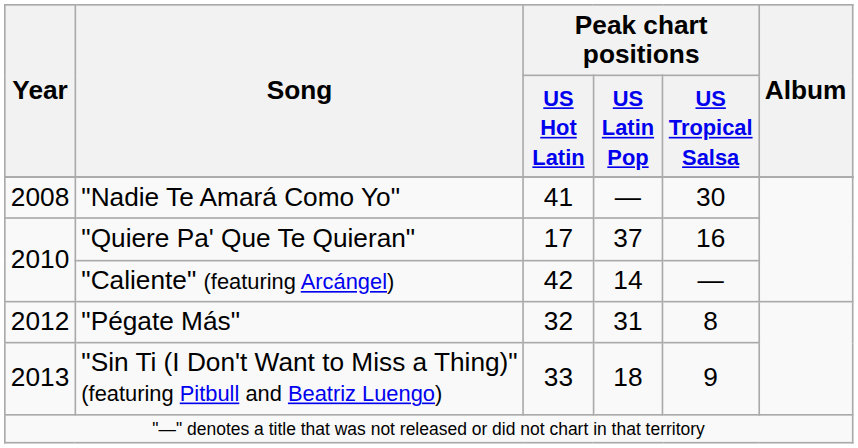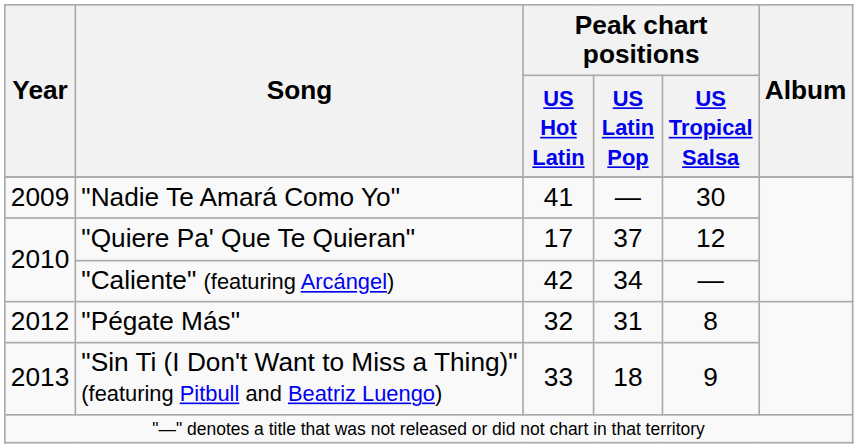(40, 197) 2008 -> (40, 197) 2009
(711, 238) 16 -> (711, 238) 12
(628, 280) 14 -> (628, 280) 34
